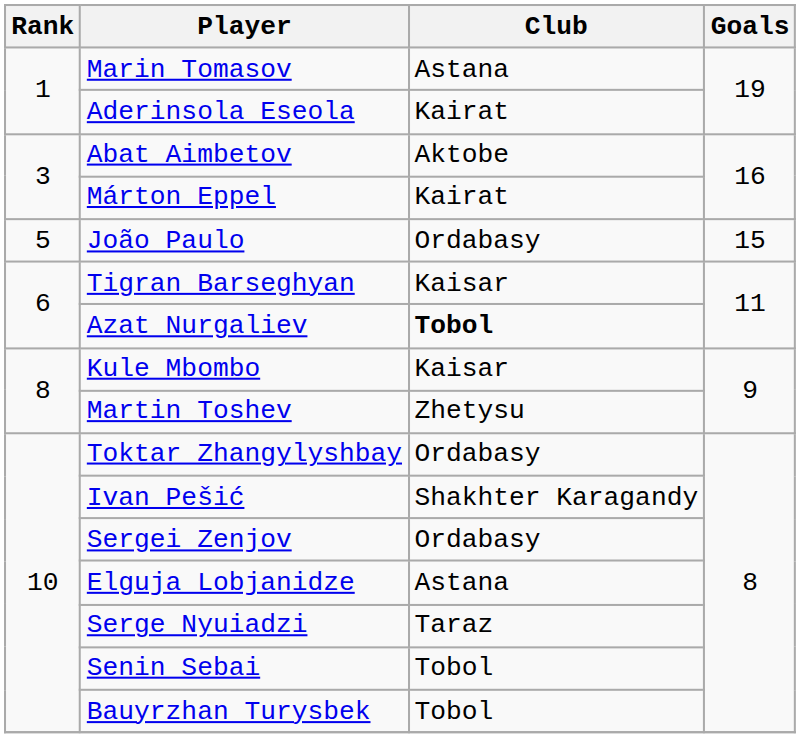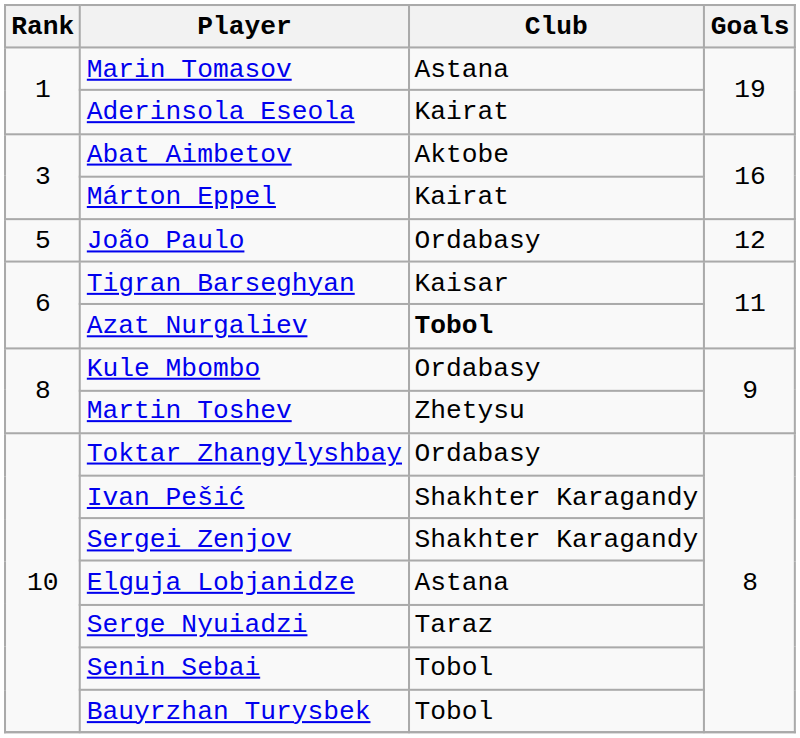(750, 240) 15 -> (750, 240) 12
(462, 369) Kaisar -> (478, 369) Ordabasy
(478, 540) Ordabasy -> (556, 540) Shakhter Karagandy
